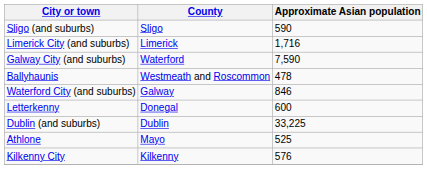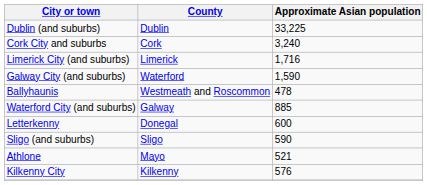rows swapped: (53, 124) <-> (50, 28)
+ row: (57, 44)
(287, 60) 7,590 -> (287, 76) 1,590
(283, 92) 846 -> (283, 108) 885
(283, 140) 525 -> (283, 156) 521
